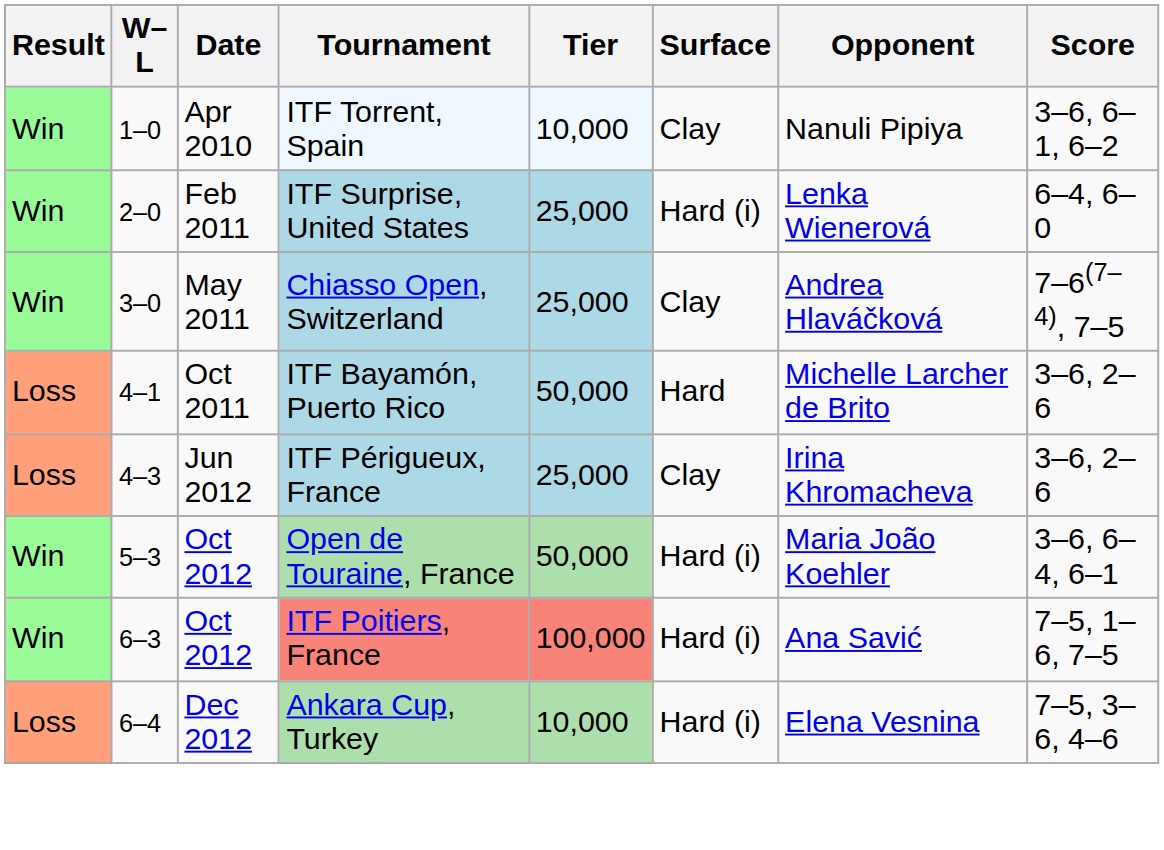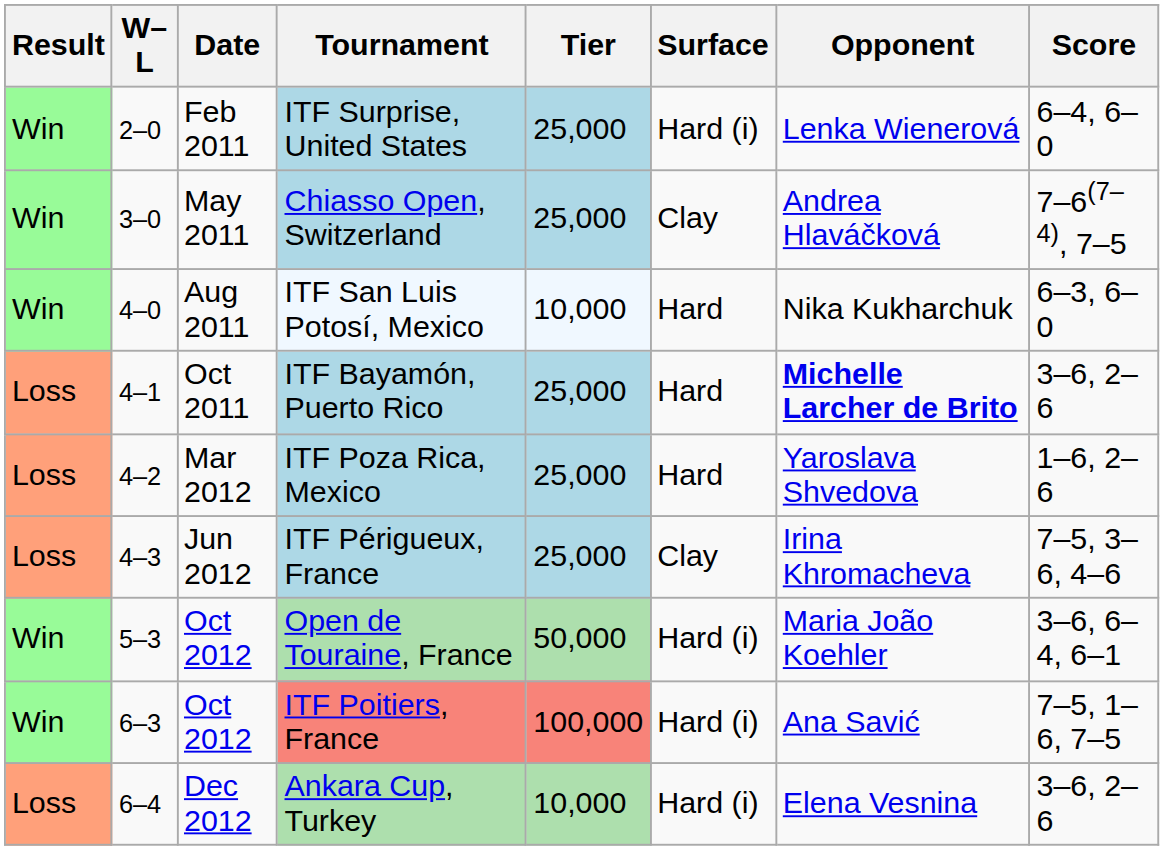- row: (365, 128)
+ row: (384, 309)
(582, 391) 50,000 -> (580, 391) 25,000
(897, 391) normal -> (900, 391) bold
+ row: (385, 474)
(1085, 474) 3–6, 2–6 -> (1087, 556) 7–5, 3–6, 4–6
(1085, 721) 7–5, 3–6, 4–6 -> (1087, 803) 3–6, 2–6
